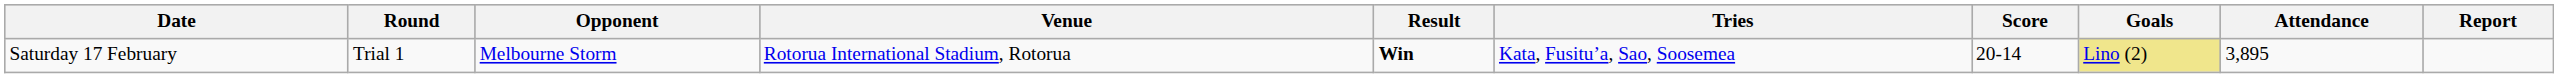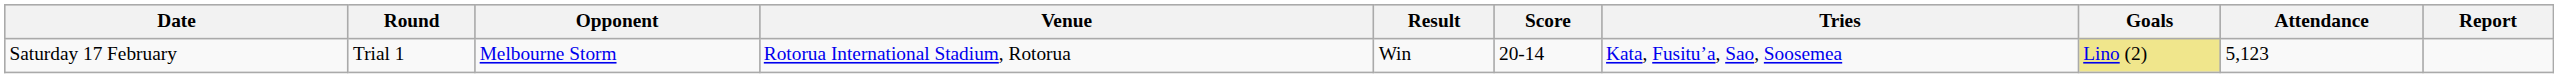columns swapped: (2025, 21) <-> (1733, 21)
(1396, 54) bold -> (1395, 54) normal
(2247, 54) 3,895 -> (2247, 54) 5,123
